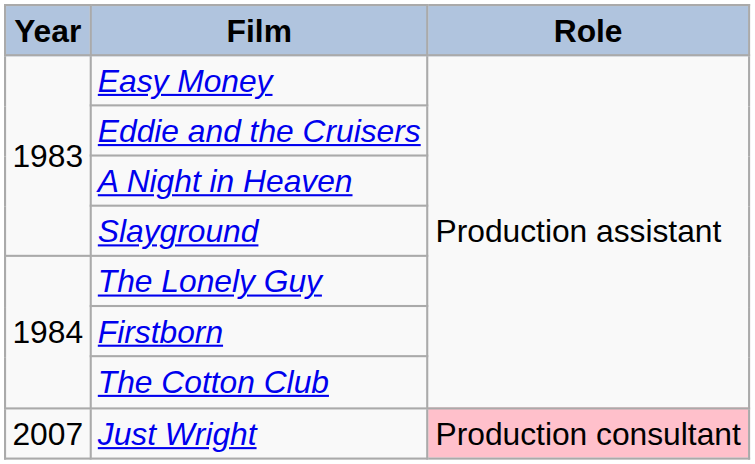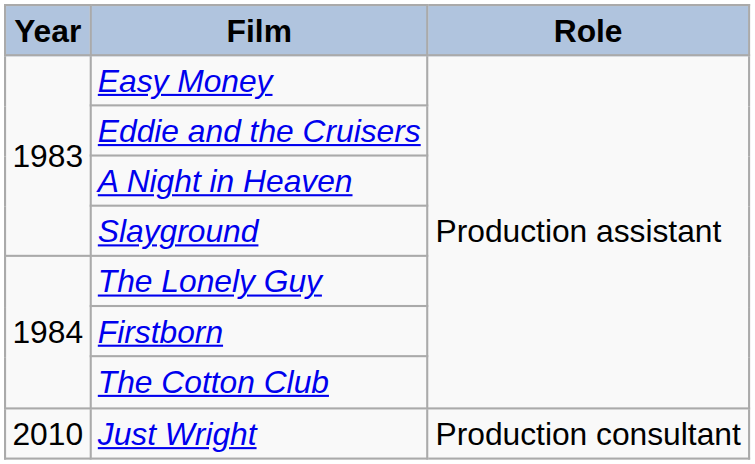(48, 433) 2007 -> (48, 433) 2010
(588, 433) pink background -> (588, 433) no background
